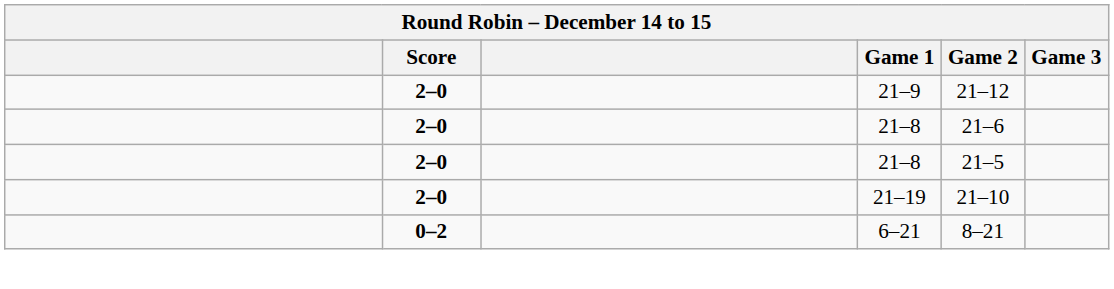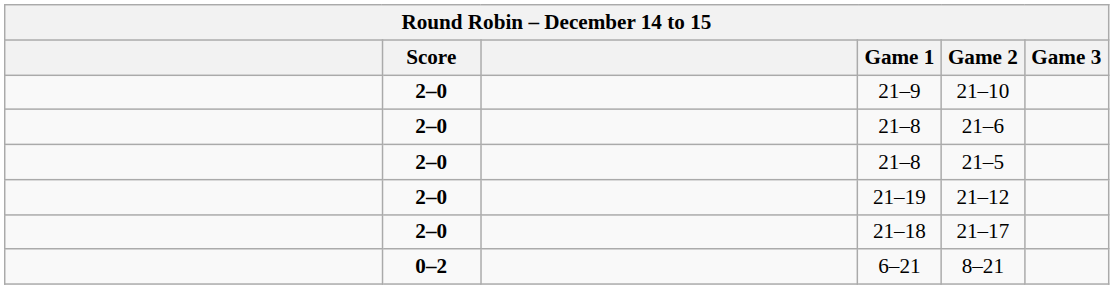(983, 92) 21–12 -> (983, 92) 21–10
(983, 196) 21–10 -> (983, 196) 21–12
+ row: (431, 231)
